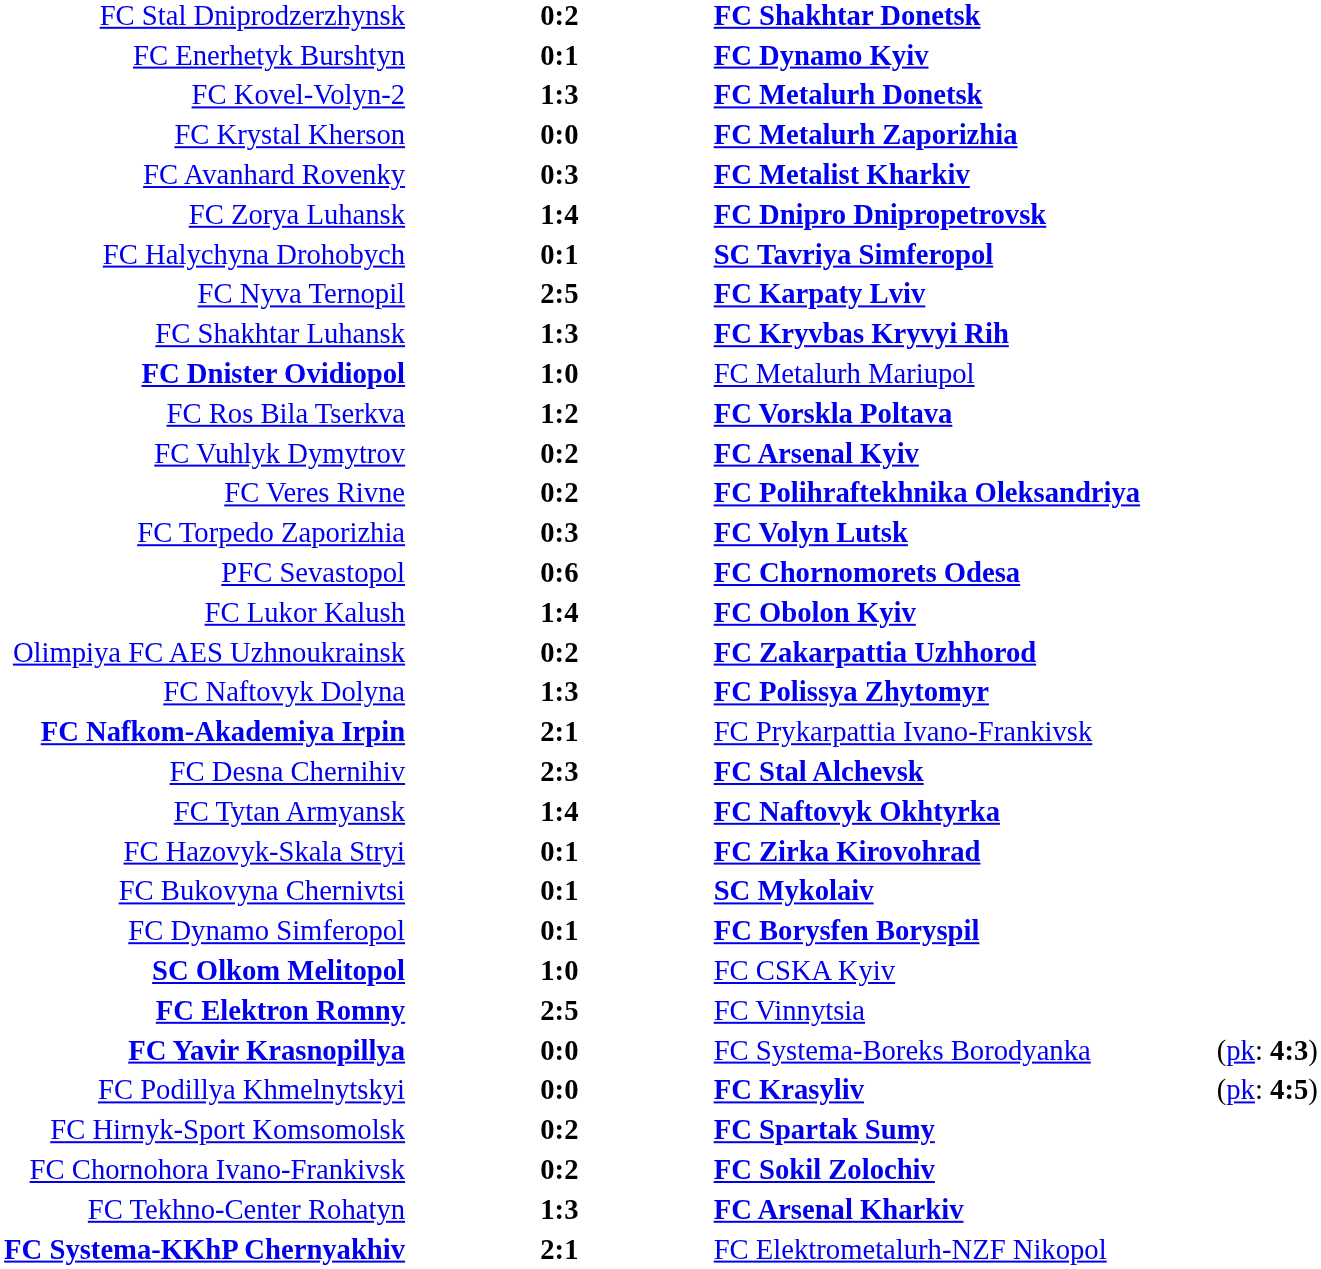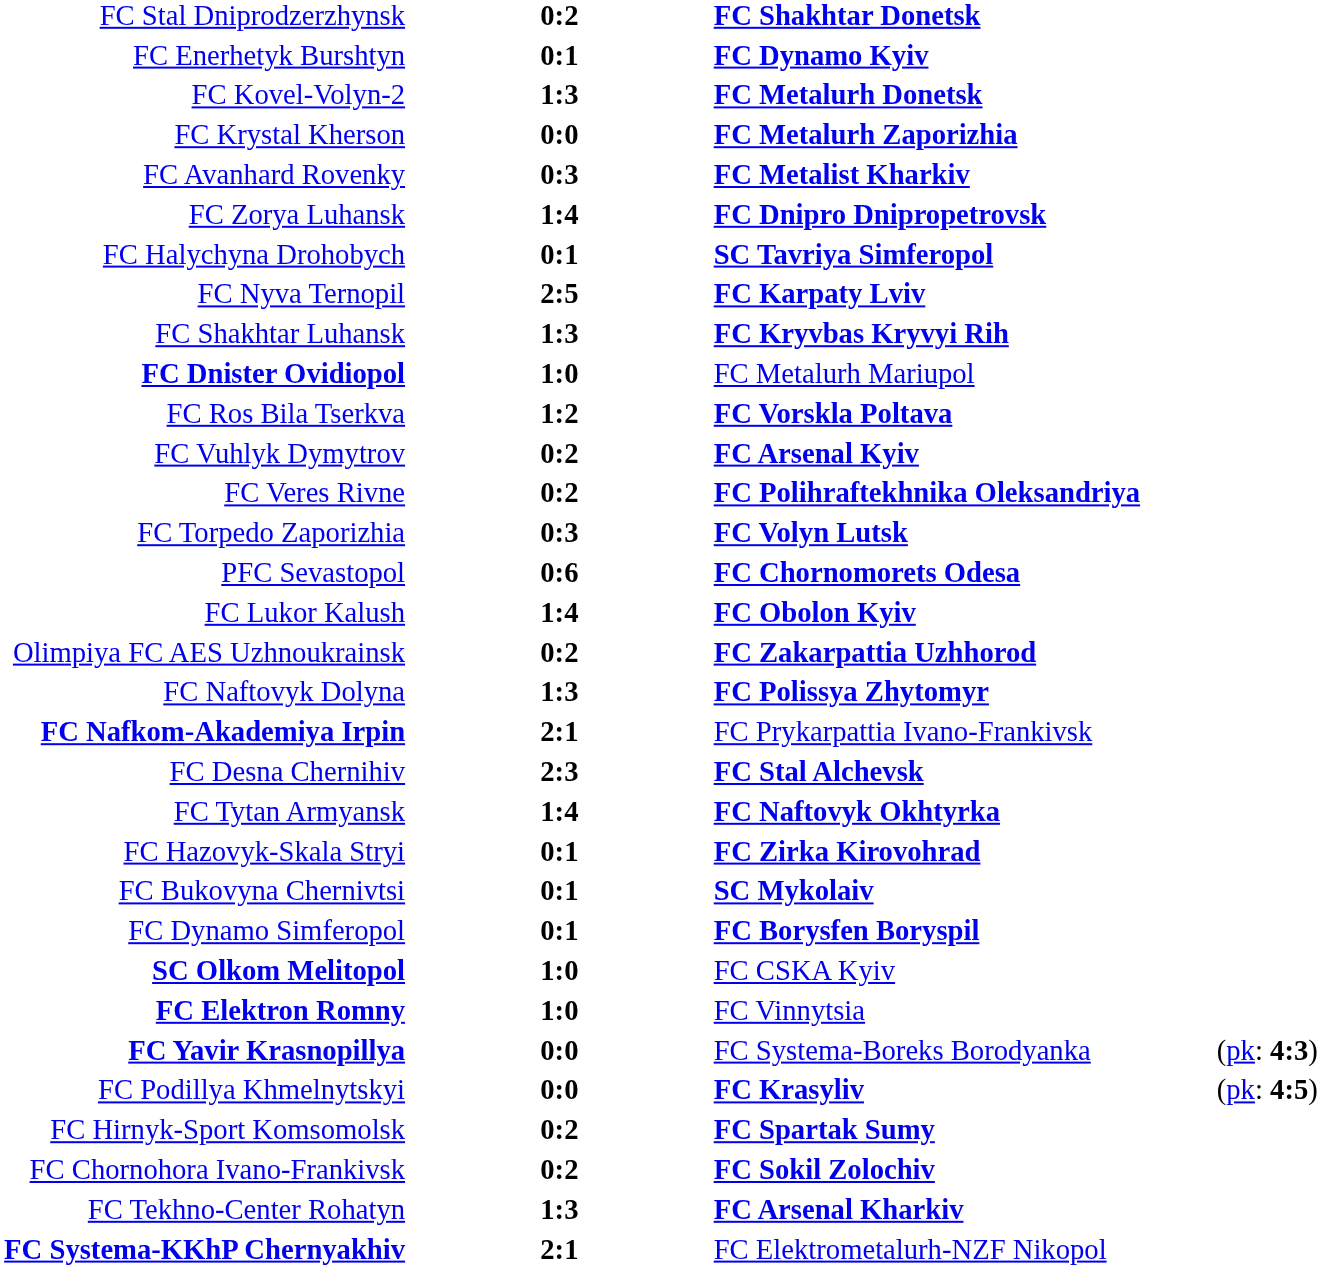(559, 1010) 2:5 -> (559, 1010) 1:0
